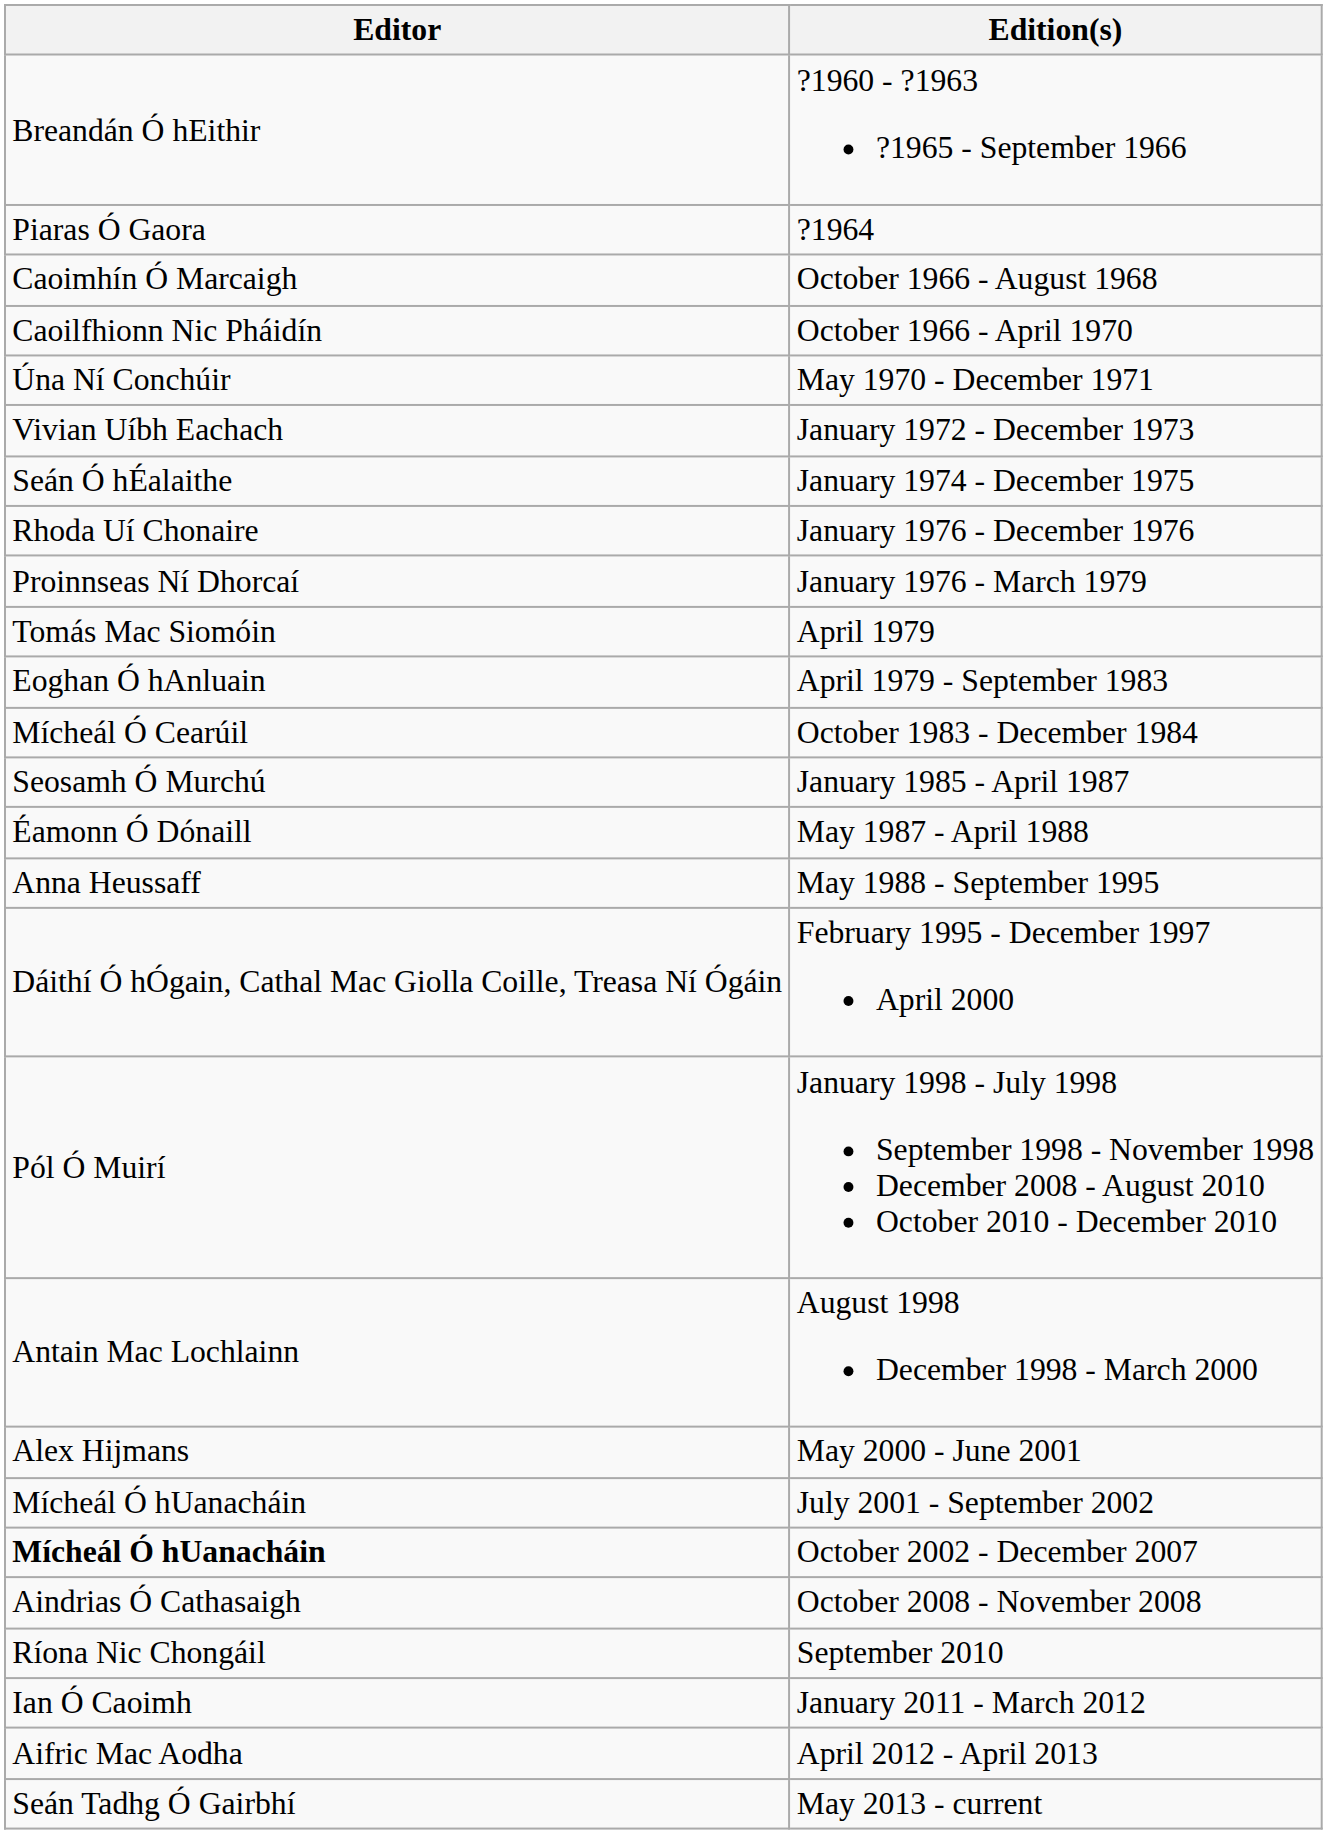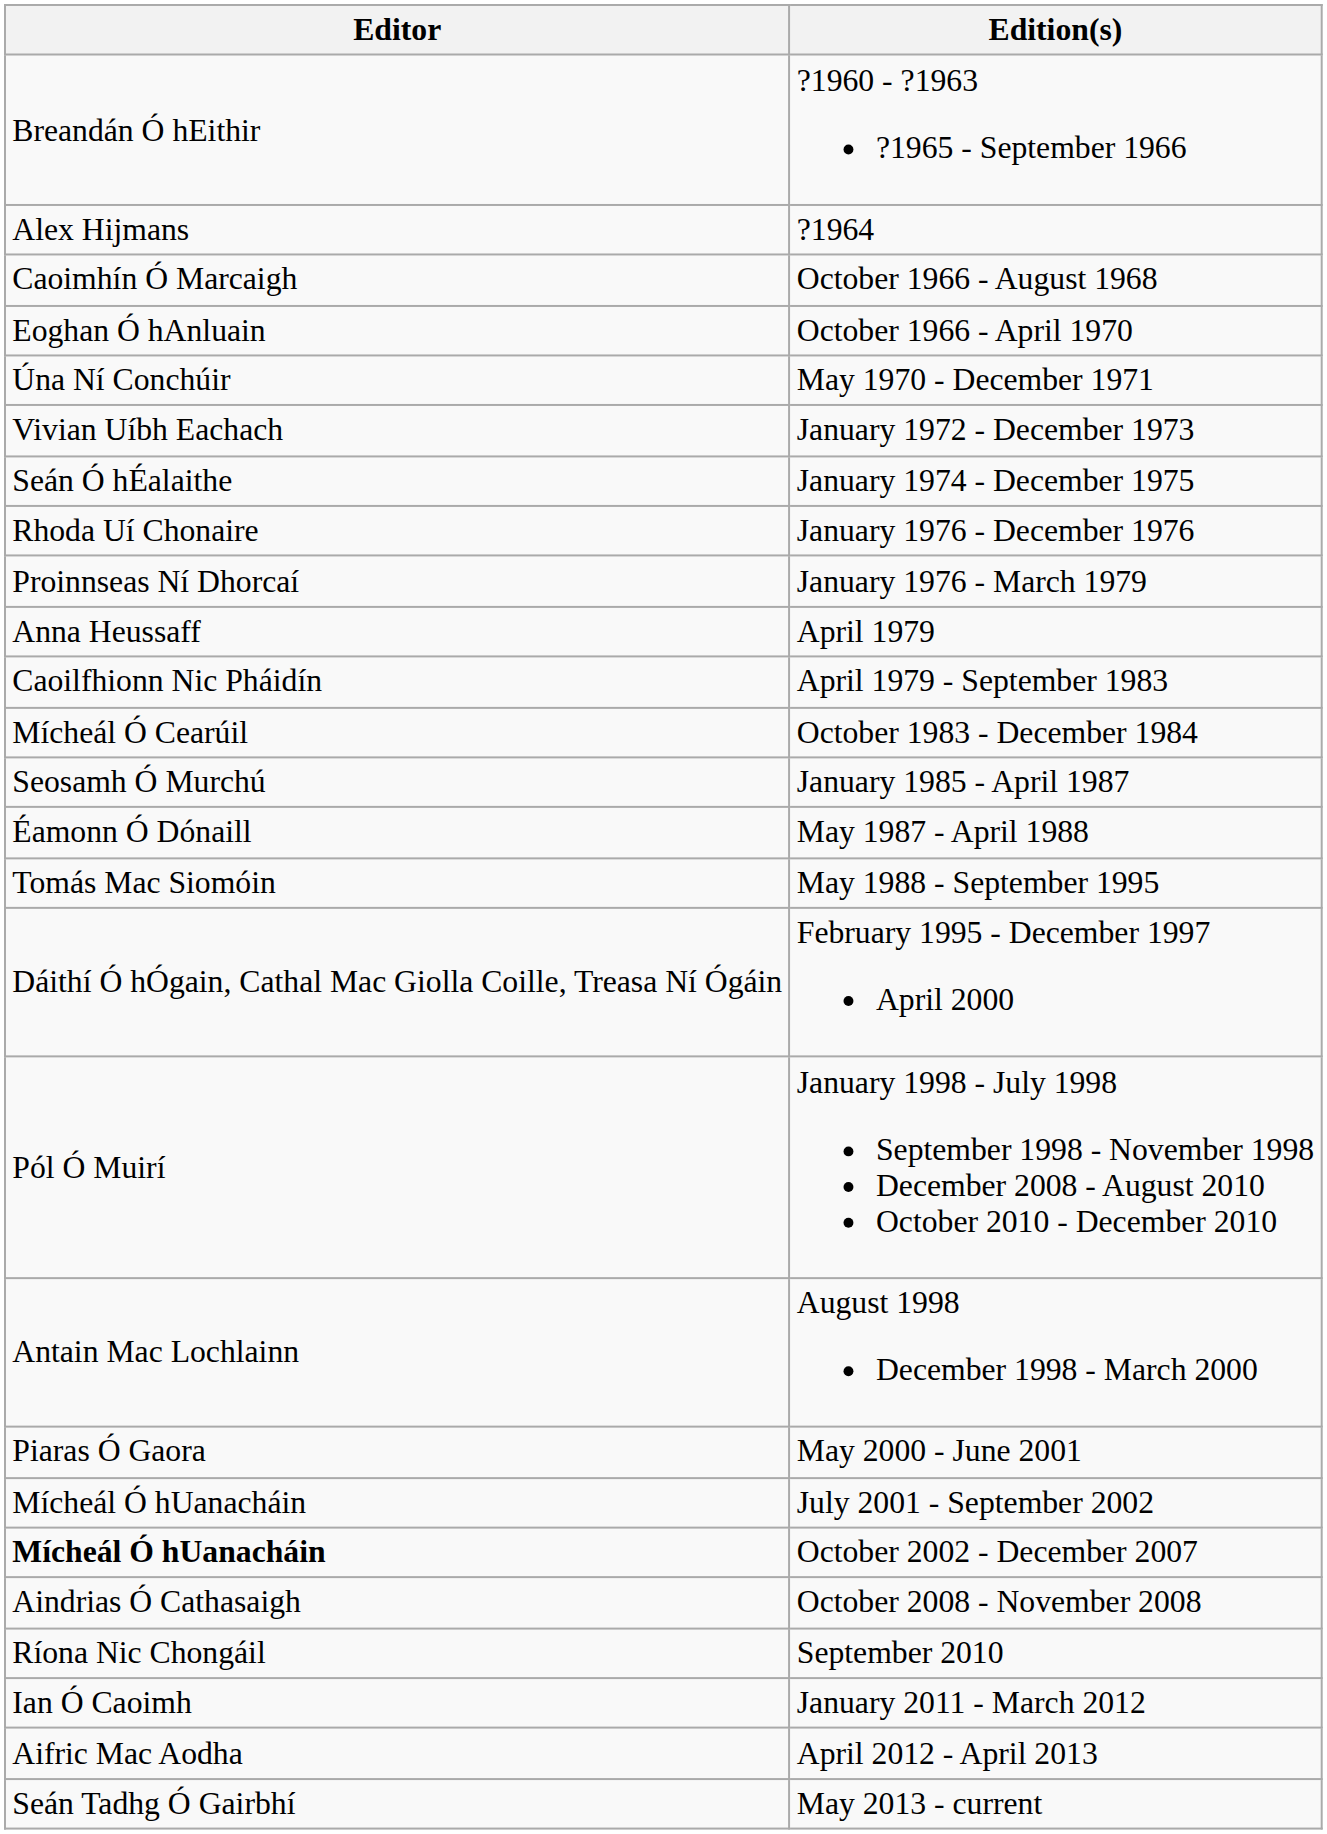(109, 229) Piaras Ó Gaora -> (101, 229) Alex Hijmans
(167, 329) Caoilfhionn Nic Pháidín -> (139, 329) Eoghan Ó hAnluain
(144, 631) Tomás Mac Siomóin -> (107, 631) Anna Heussaff
(139, 681) Eoghan Ó hAnluain -> (167, 681) Caoilfhionn Nic Pháidín
(107, 882) Anna Heussaff -> (144, 882) Tomás Mac Siomóin
(101, 1451) Alex Hijmans -> (109, 1451) Piaras Ó Gaora
